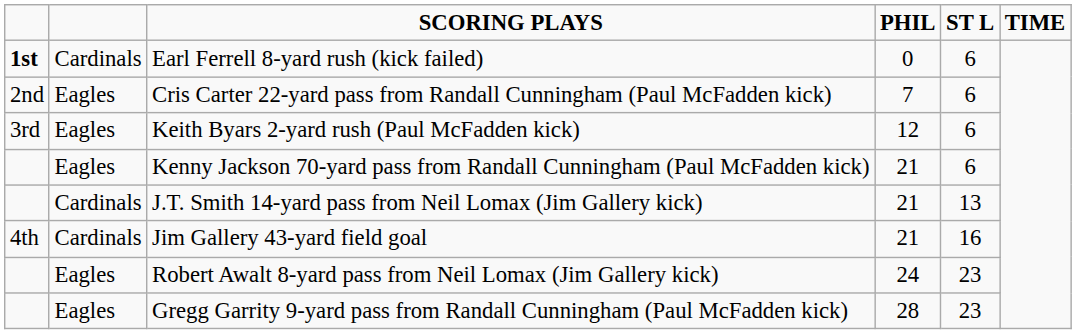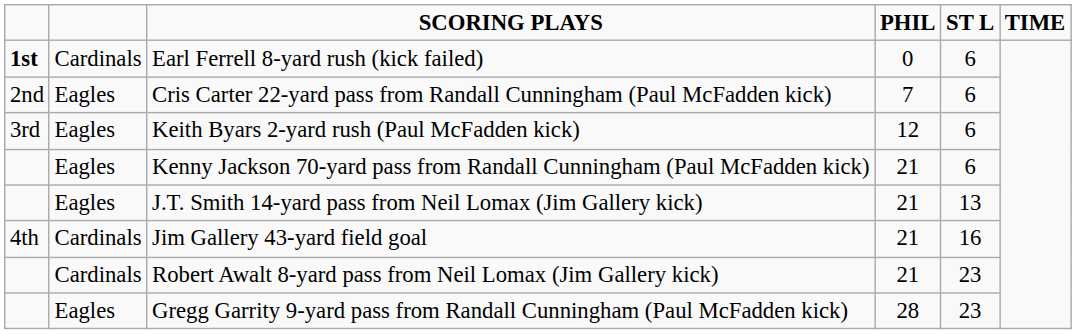(98, 202) Cardinals -> (85, 202) Eagles
(85, 274) Eagles -> (98, 274) Cardinals
(908, 274) 24 -> (908, 274) 21
